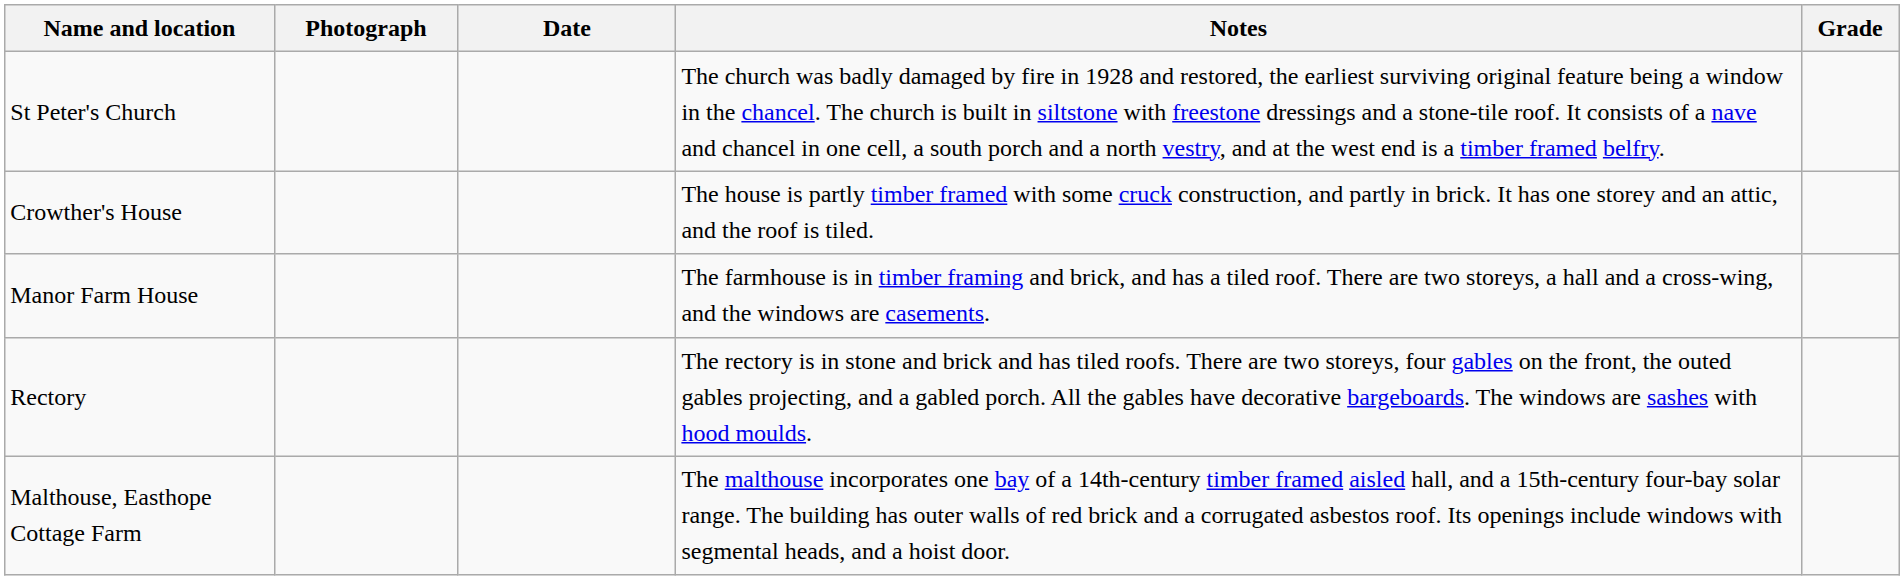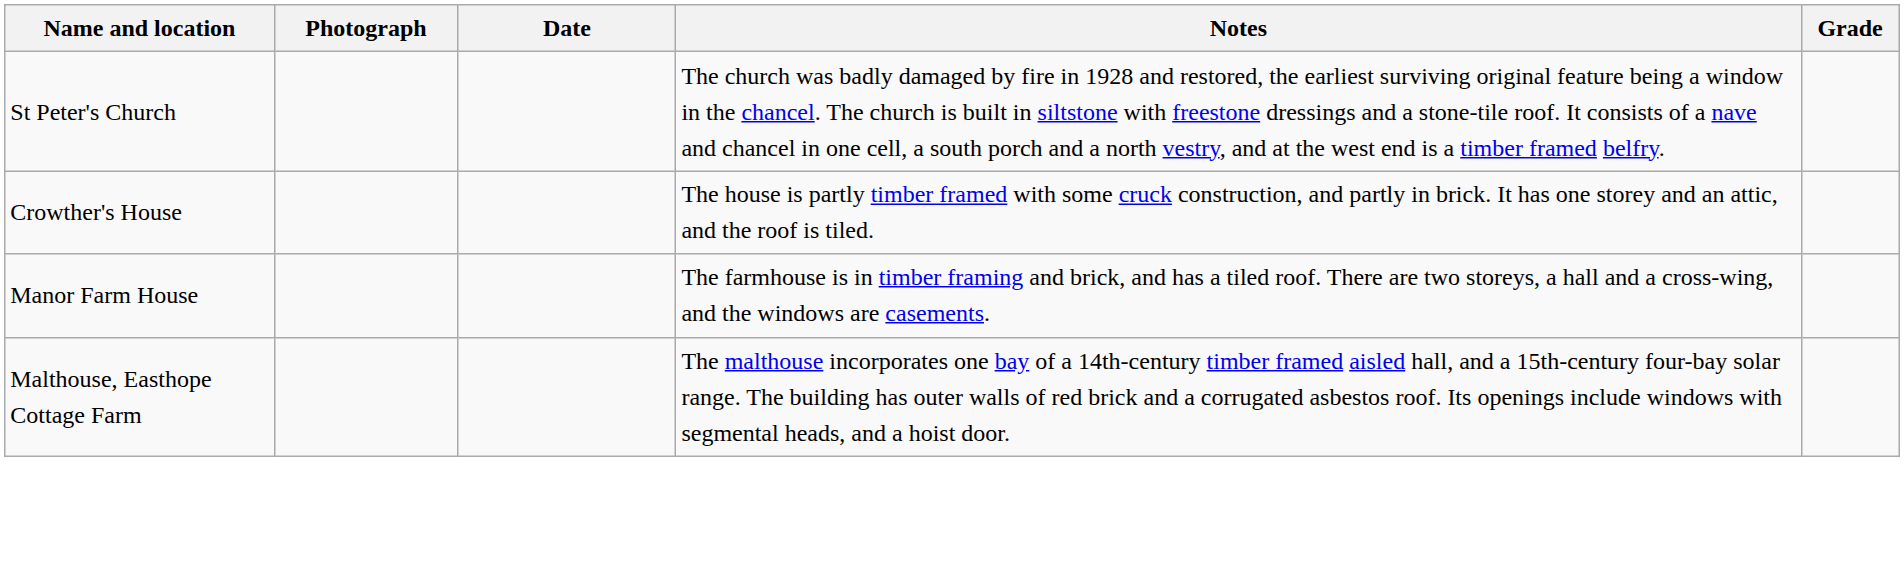- row: (48, 396)
